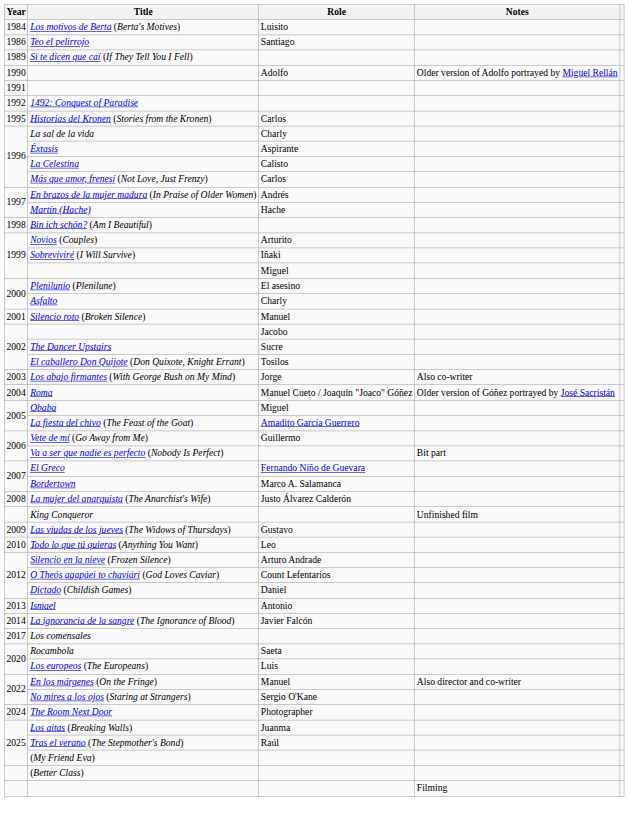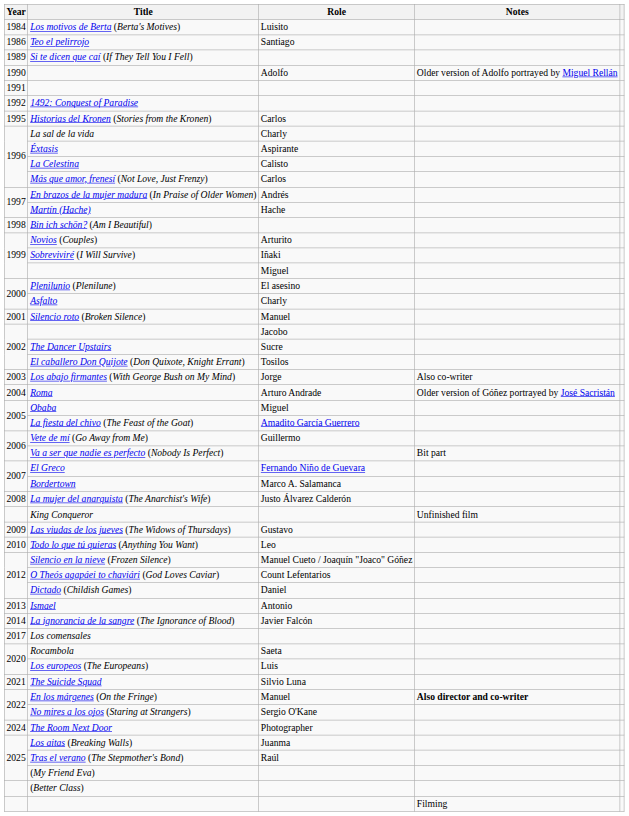(337, 392) Manuel Cueto / Joaquín "Joaco" Góñez -> (291, 392) Arturo Andrade
(291, 560) Arturo Andrade -> (337, 560) Manuel Cueto / Joaquín "Joaco" Góñez
+ row: (16, 682)
(469, 682) normal -> (472, 697) bold
